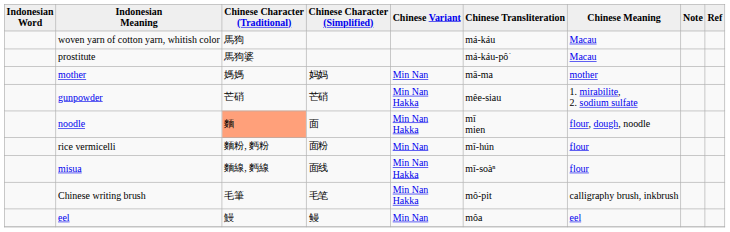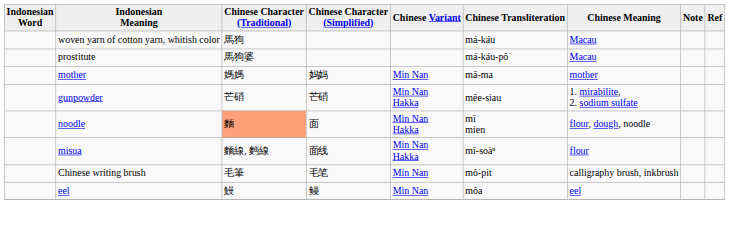- row: (87, 146)
(410, 195) Min Nan Hakka -> (410, 173) Min Nan
